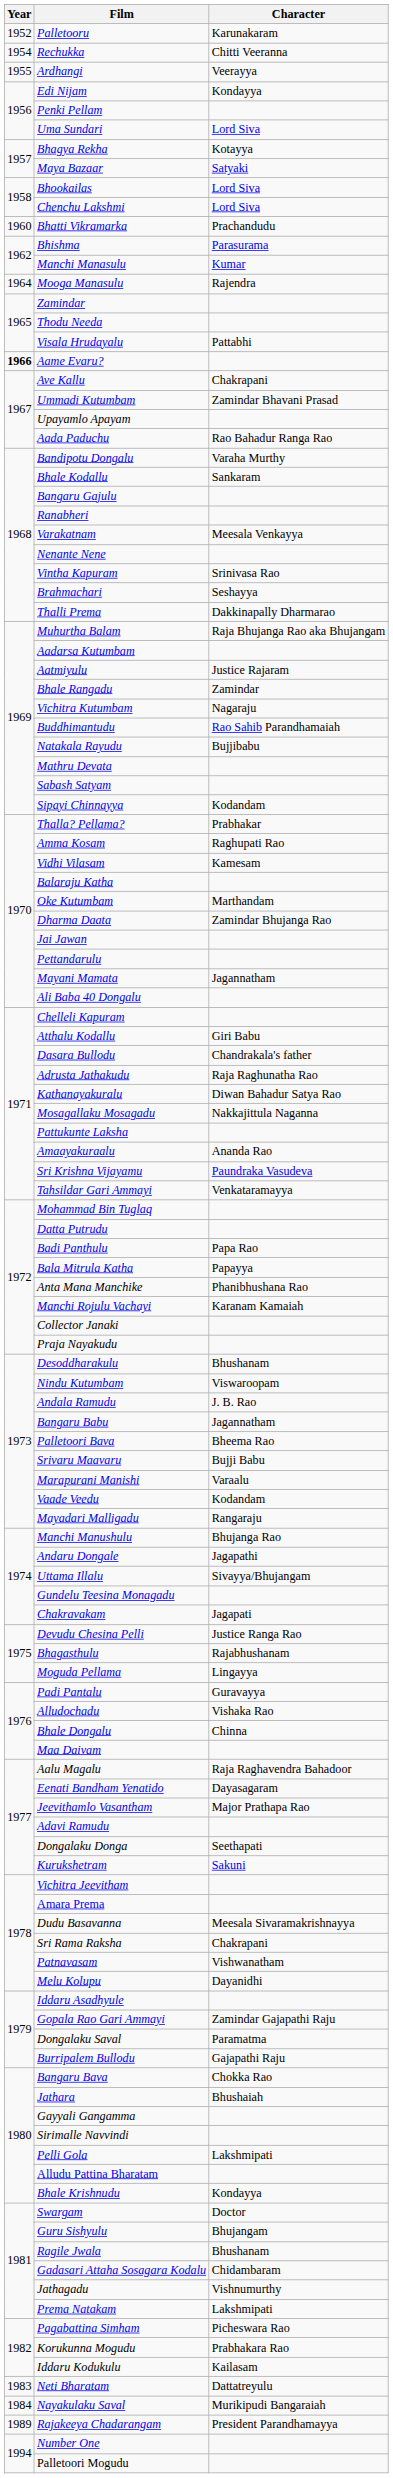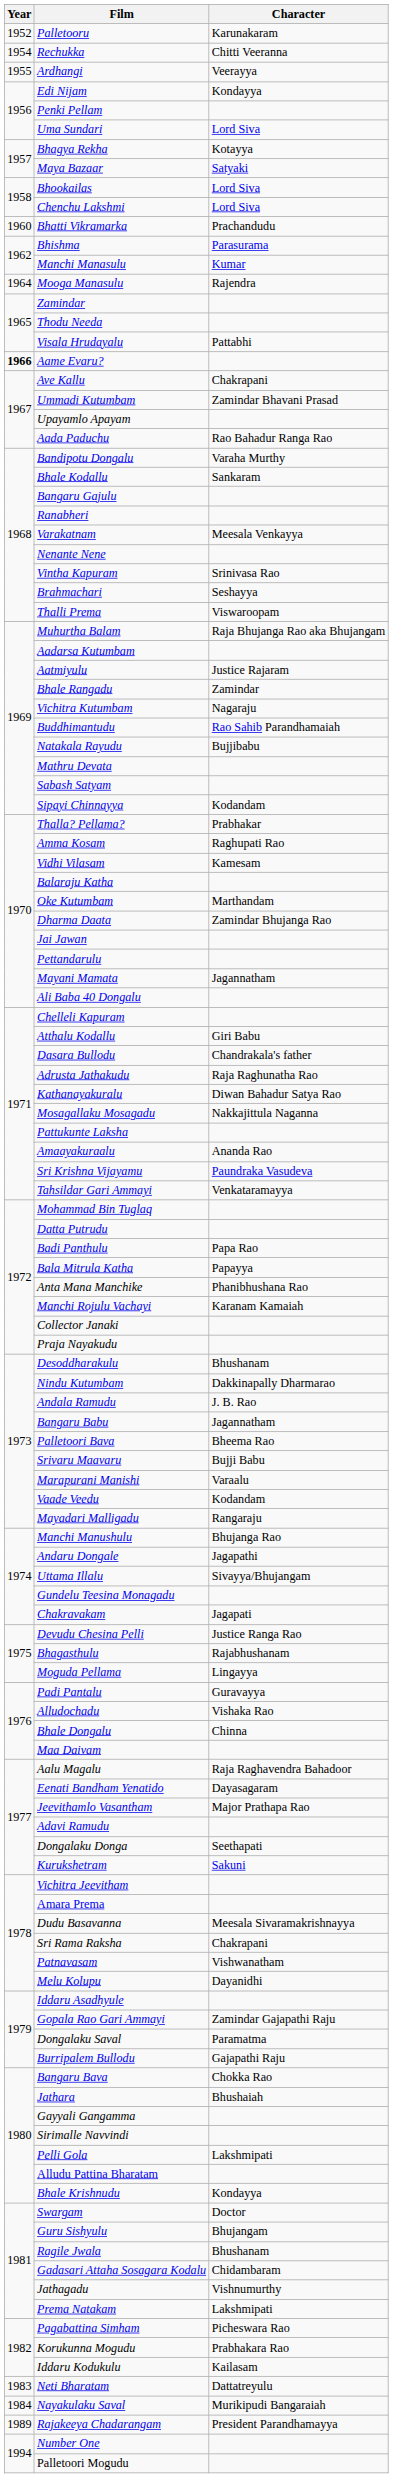(273, 611) Dakkinapally Dharmarao -> (245, 611) Viswaroopam
(245, 1383) Viswaroopam -> (273, 1383) Dakkinapally Dharmarao
